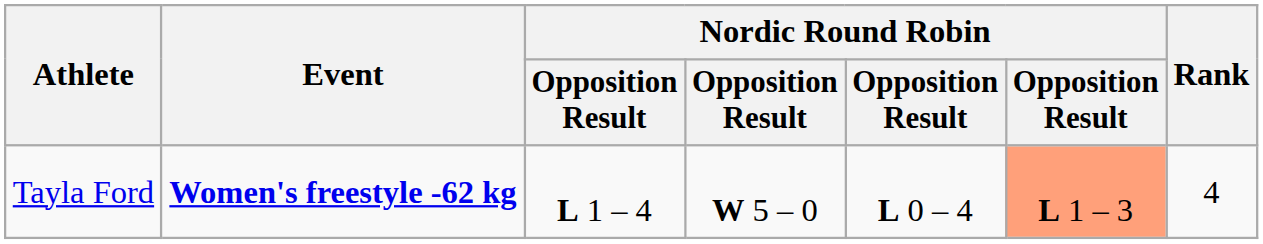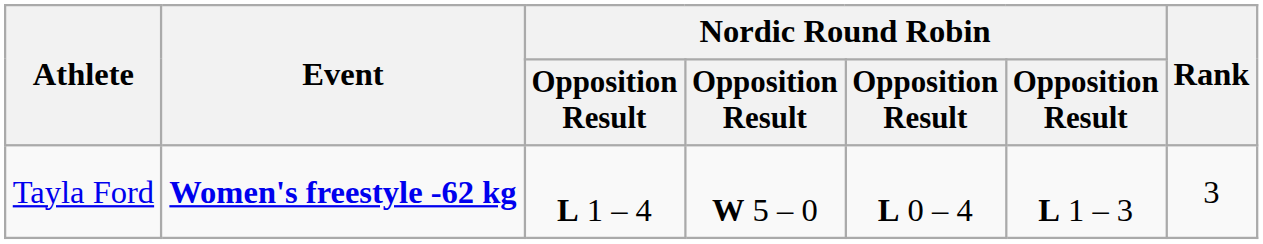(1086, 210) lightsalmon background -> (1086, 210) no background
(1211, 191) 4 -> (1211, 191) 3
